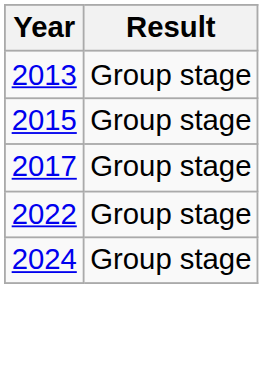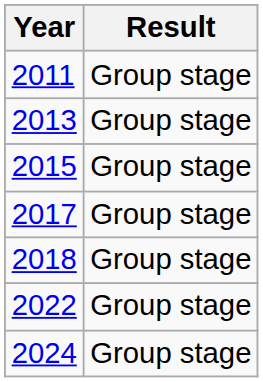+ row: (43, 74)
+ row: (44, 259)
